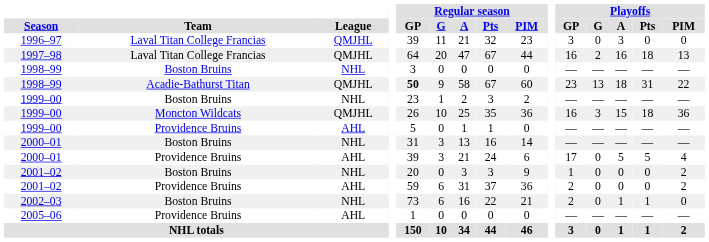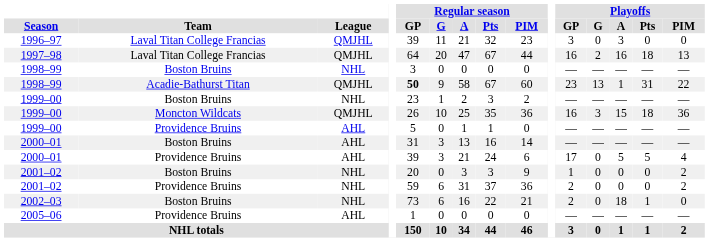(621, 84) 18 -> (621, 84) 1
(353, 142) NHL -> (353, 142) AHL
(353, 186) AHL -> (353, 186) NHL
(621, 201) 1 -> (621, 201) 18
